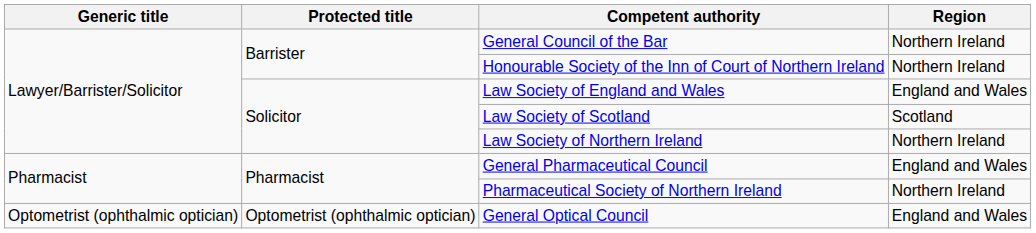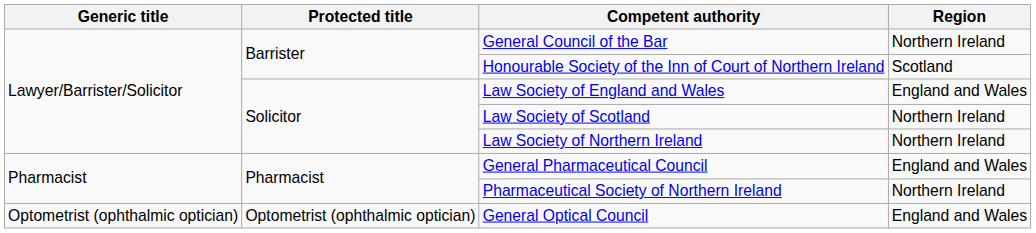(948, 66) Northern Ireland -> (922, 66) Scotland
(922, 116) Scotland -> (948, 116) Northern Ireland
